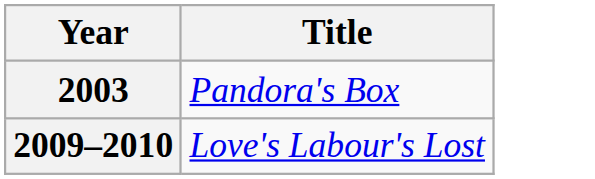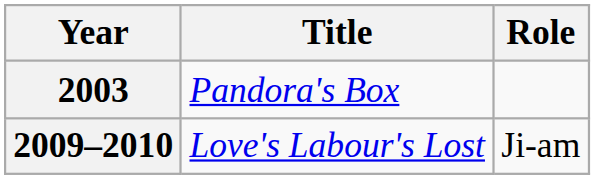+ column: (541, 32)
